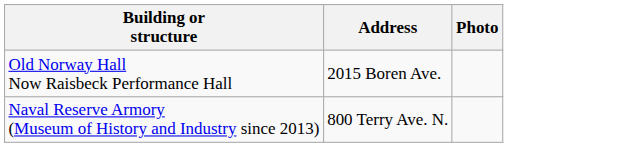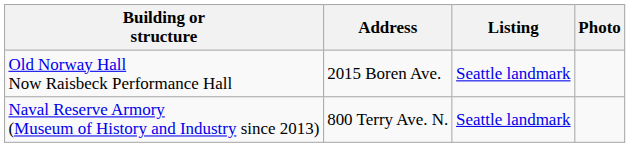+ column: (513, 27)
